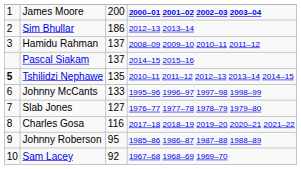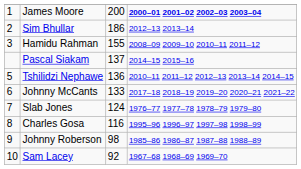(116, 44) 137 -> (116, 44) 155
(9, 76) bold -> (9, 76) normal
(116, 76) 135 -> (116, 76) 136
(195, 92) 1995–96 1996–97 1997–98 1998–99 -> (212, 92) 2017–18 2018–19 2019–20 2020–21 2021–22
(116, 108) 127 -> (116, 108) 124
(212, 124) 2017–18 2018–19 2019–20 2020–21 2021–22 -> (195, 124) 1995–96 1996–97 1997–98 1998–99
(113, 140) 95 -> (113, 140) 98
